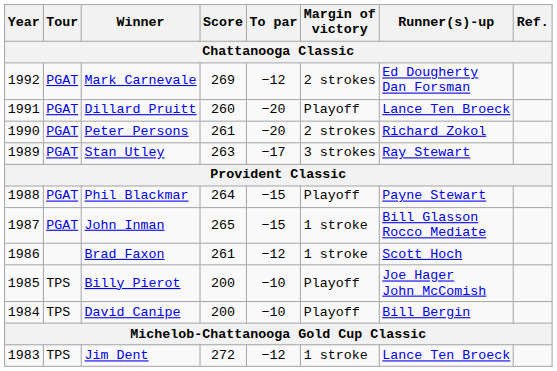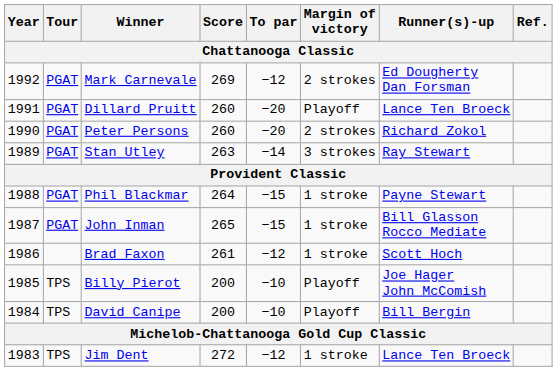(223, 132) 261 -> (223, 132) 260
(273, 154) −17 -> (273, 154) −14
(332, 197) Playoff -> (336, 197) 1 stroke
